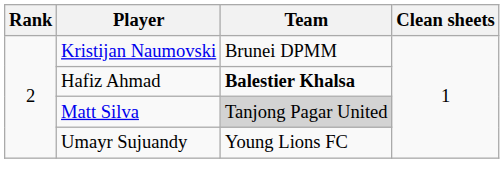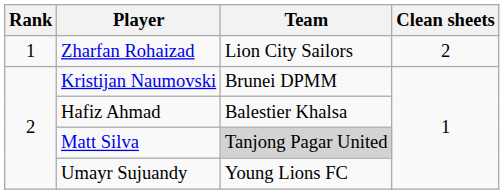+ row: (128, 50)
(290, 81) bold -> (286, 112) normal
